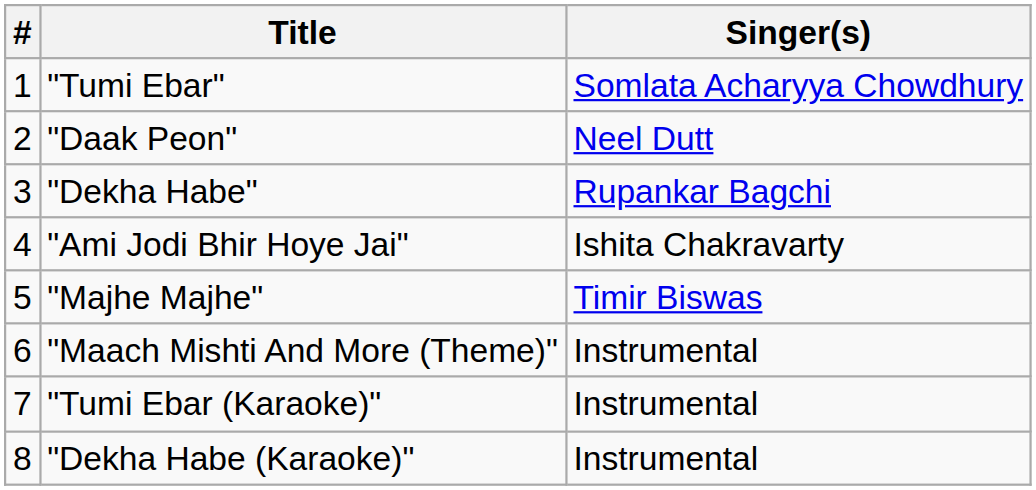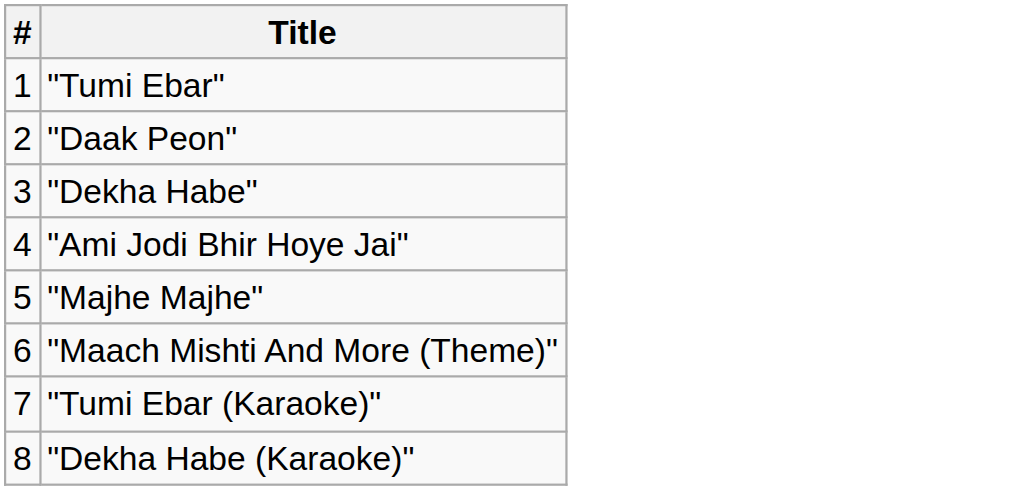- column: (798, 32)
